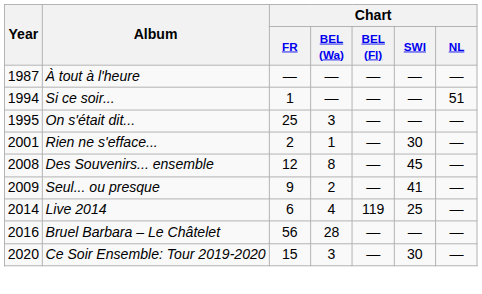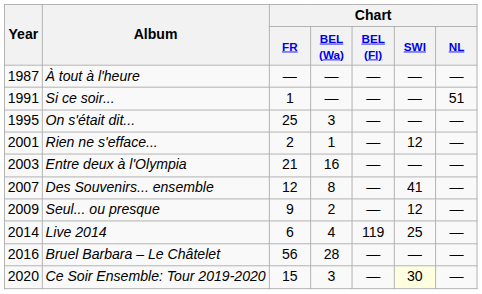(23, 98) 1994 -> (23, 98) 1991
(415, 143) 30 -> (415, 143) 12
+ row: (116, 165)
(23, 165) 2008 -> (23, 187) 2007
(415, 165) 45 -> (415, 187) 41
(415, 187) 41 -> (415, 210) 12
(415, 254) no background -> (415, 277) lightyellow background
